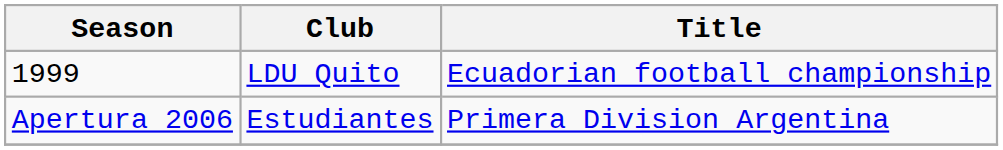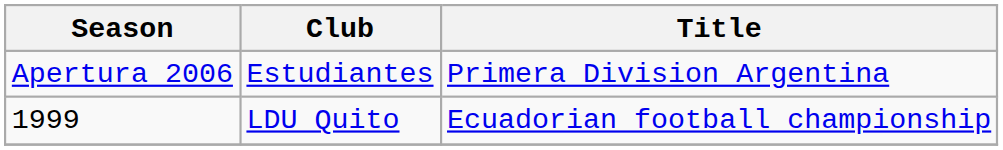rows swapped: (46, 74) <-> (122, 121)
